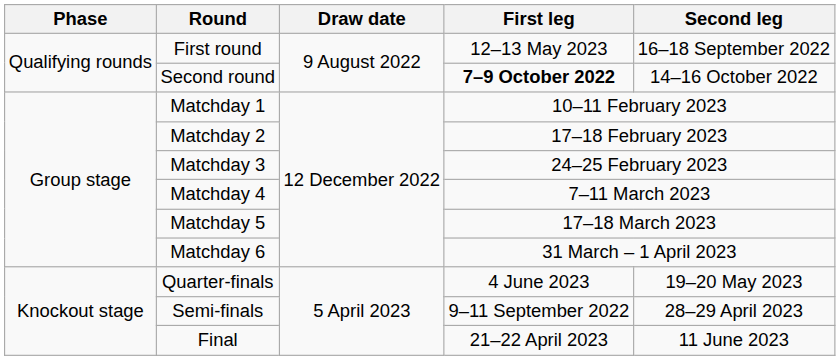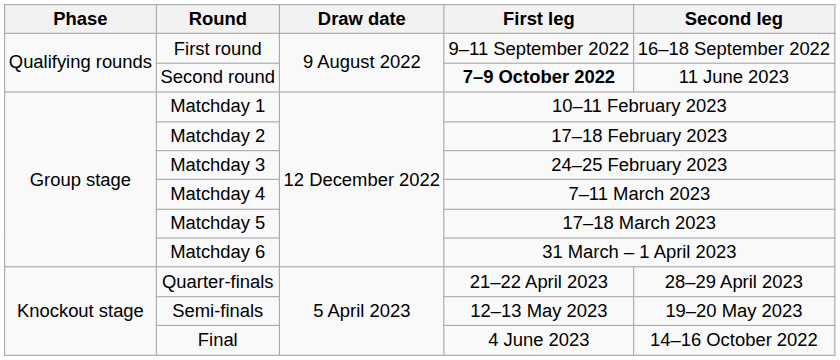(539, 48) 12–13 May 2023 -> (539, 48) 9–11 September 2022
(734, 77) 14–16 October 2022 -> (734, 77) 11 June 2023
(539, 281) 4 June 2023 -> (539, 281) 21–22 April 2023
(734, 281) 19–20 May 2023 -> (734, 281) 28–29 April 2023
(539, 310) 9–11 September 2022 -> (539, 310) 12–13 May 2023
(734, 310) 28–29 April 2023 -> (734, 310) 19–20 May 2023
(539, 340) 21–22 April 2023 -> (539, 340) 4 June 2023
(734, 340) 11 June 2023 -> (734, 340) 14–16 October 2022
